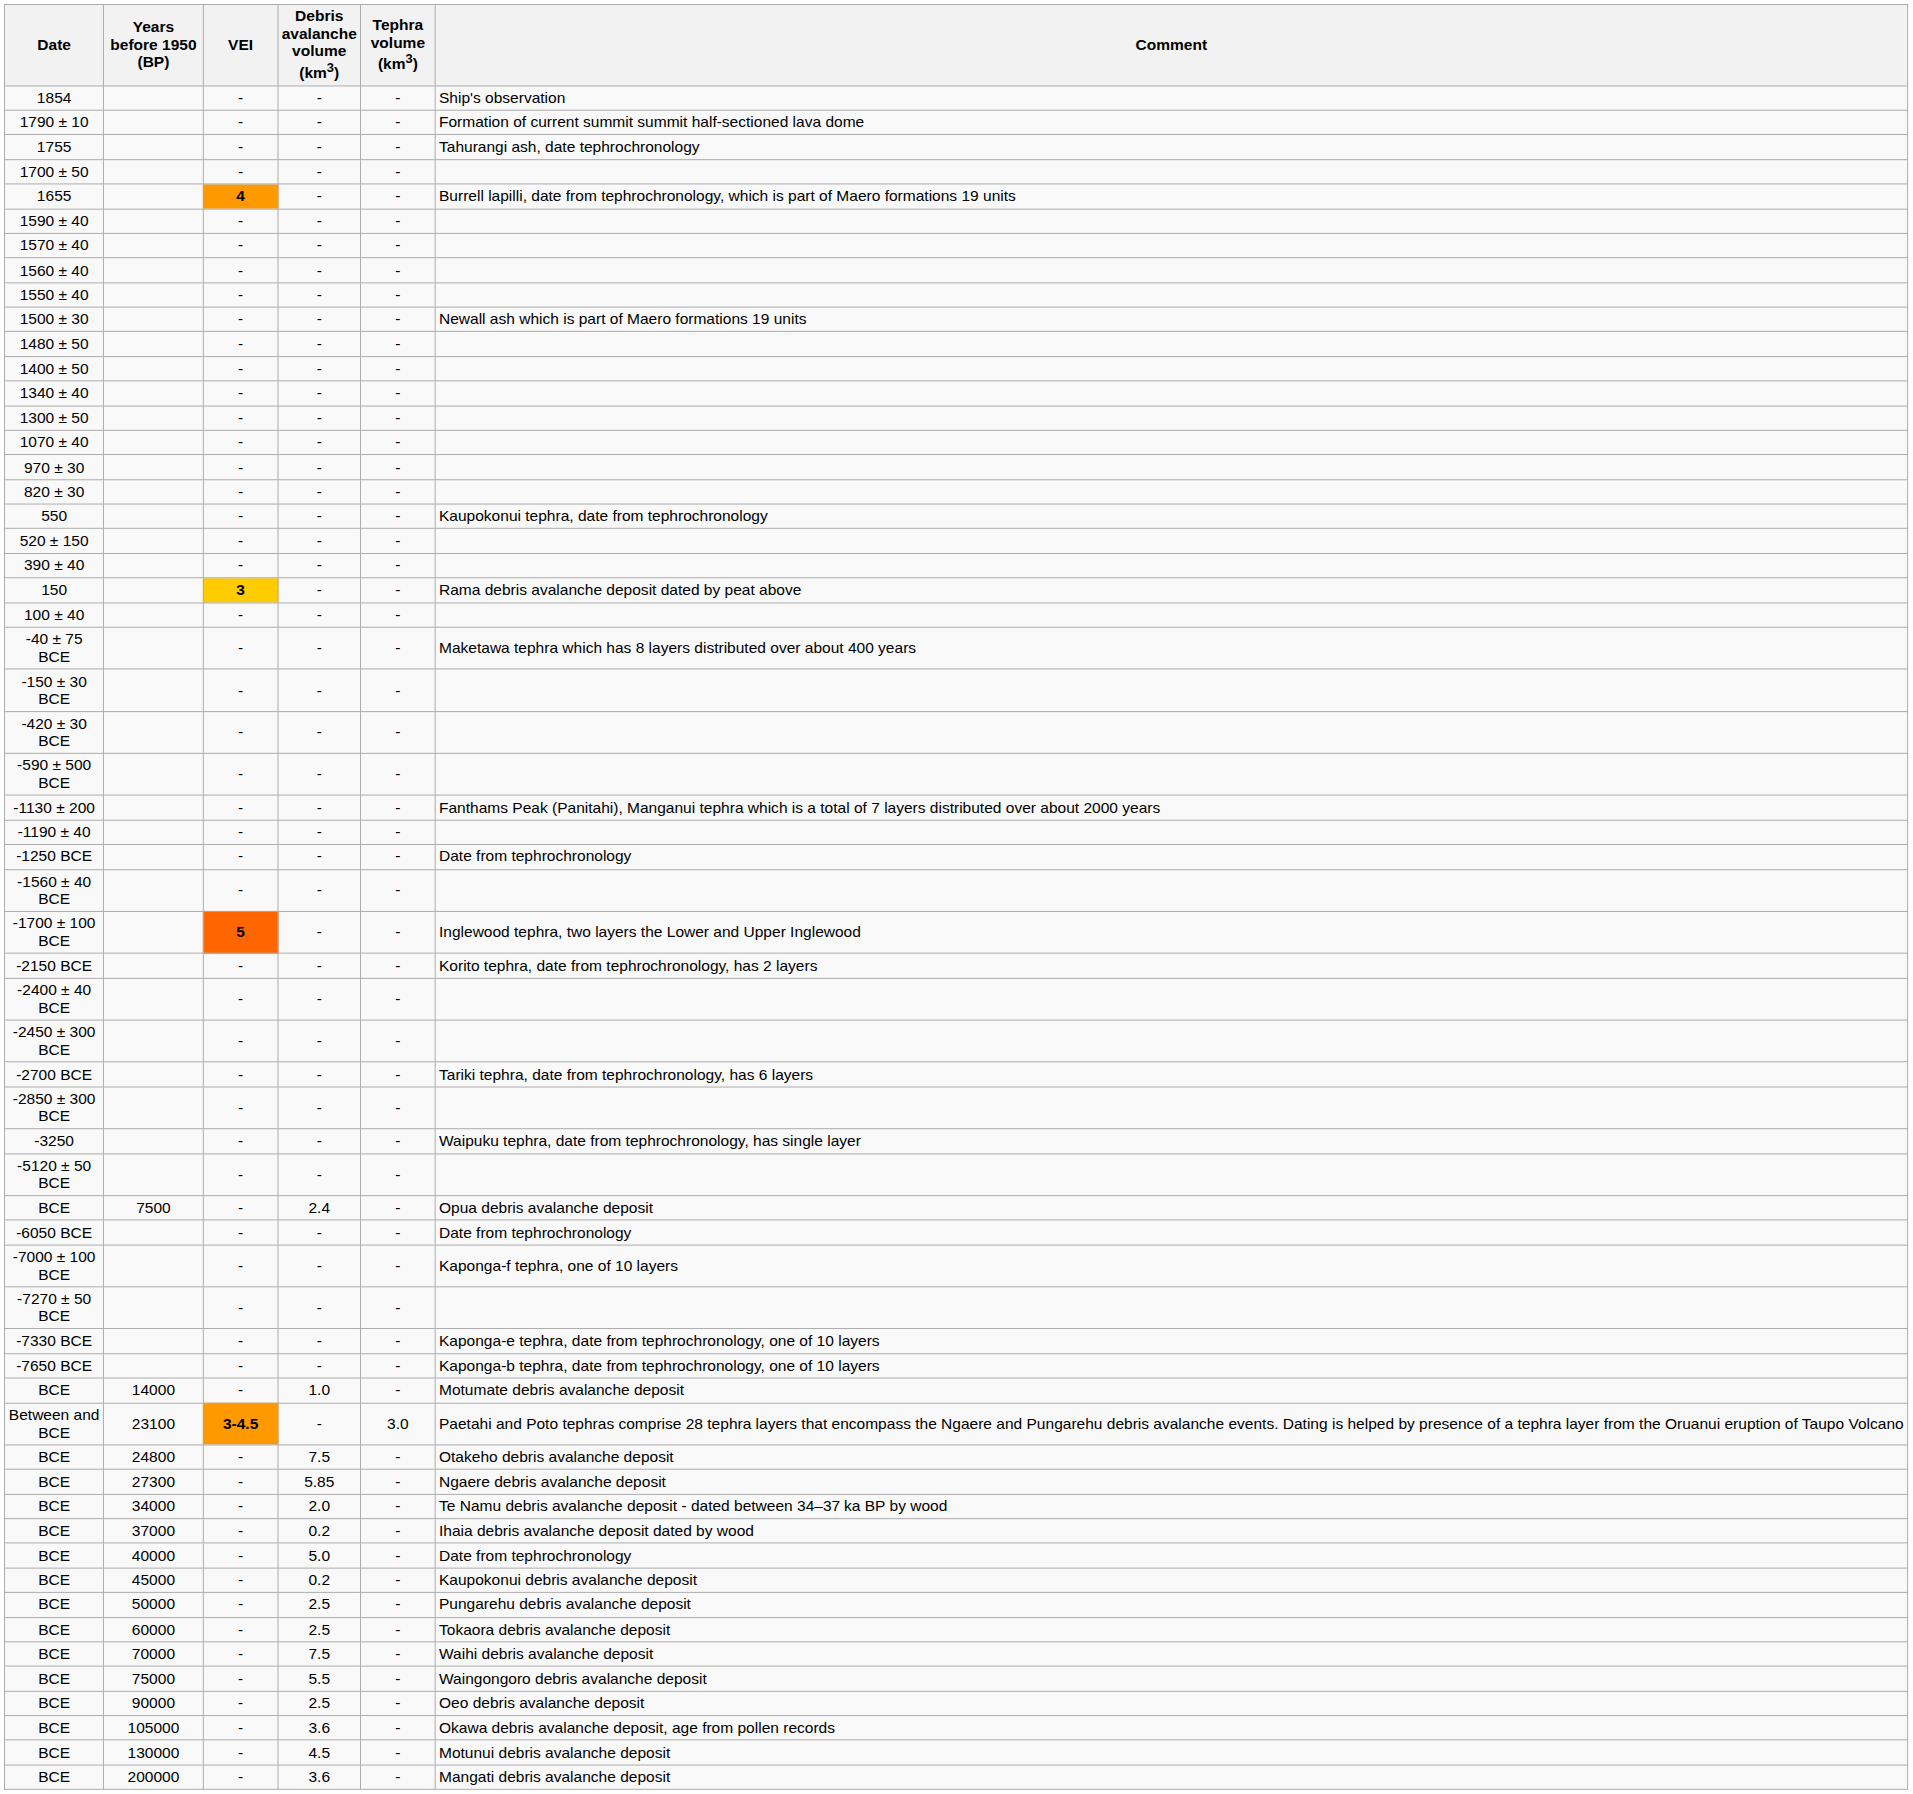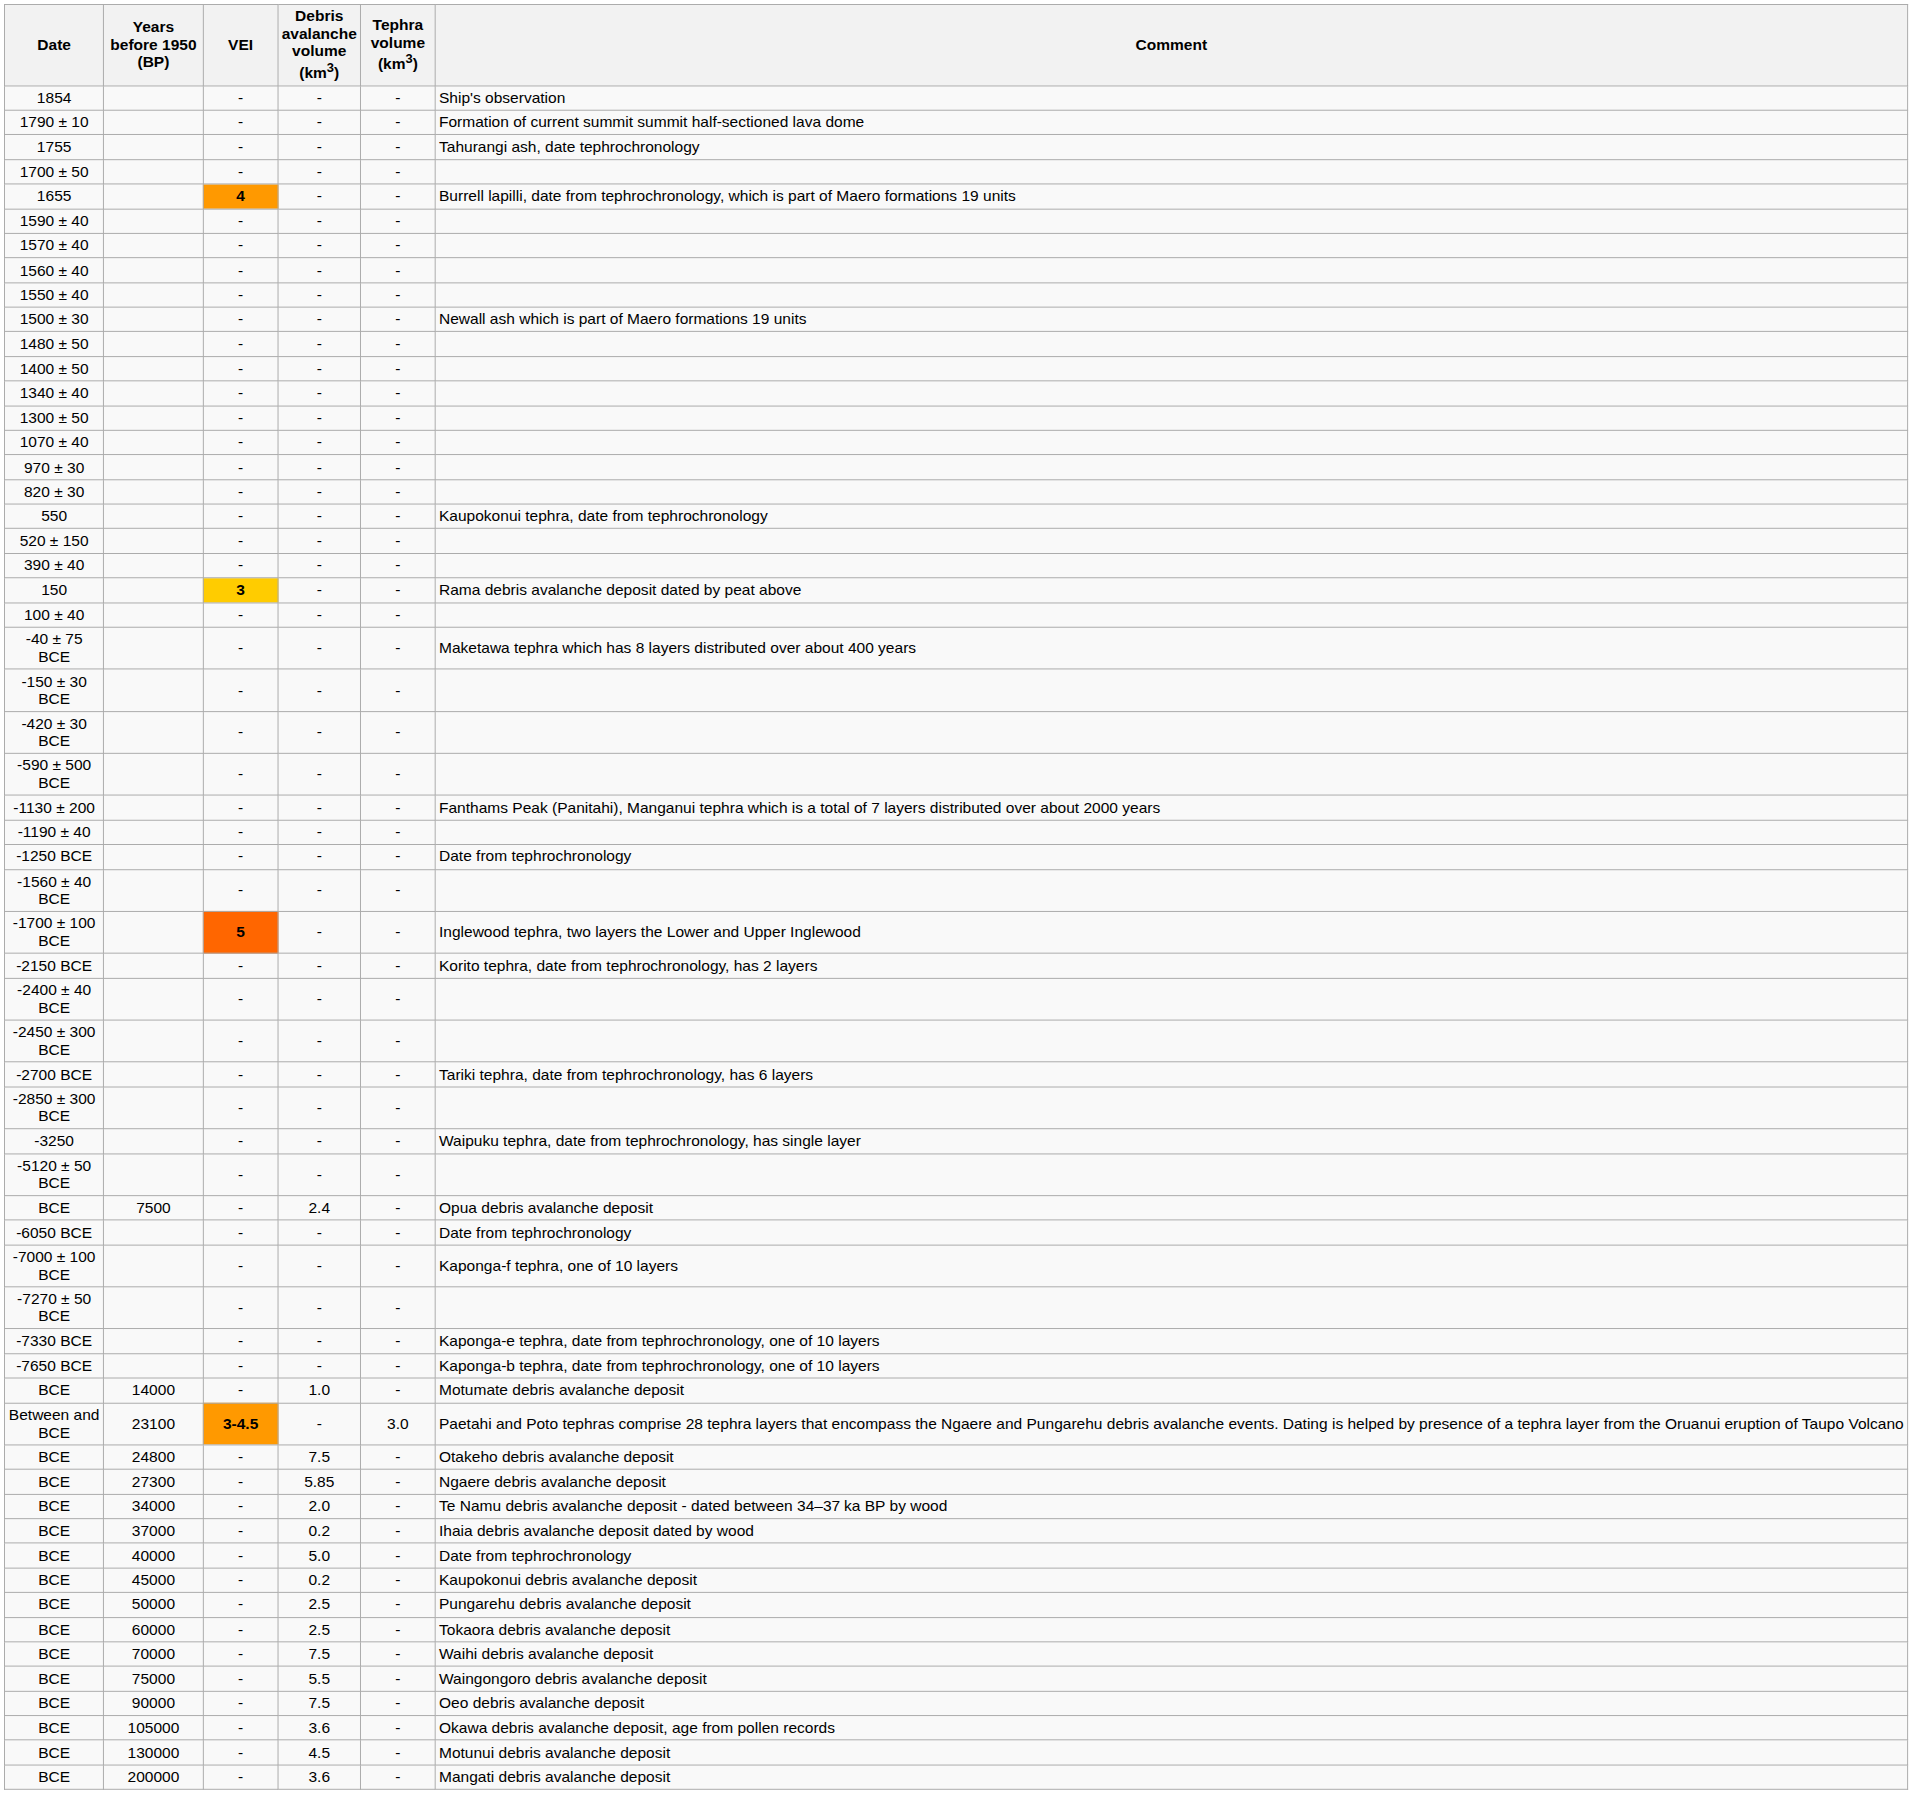(319, 1703) 2.5 -> (319, 1703) 7.5
